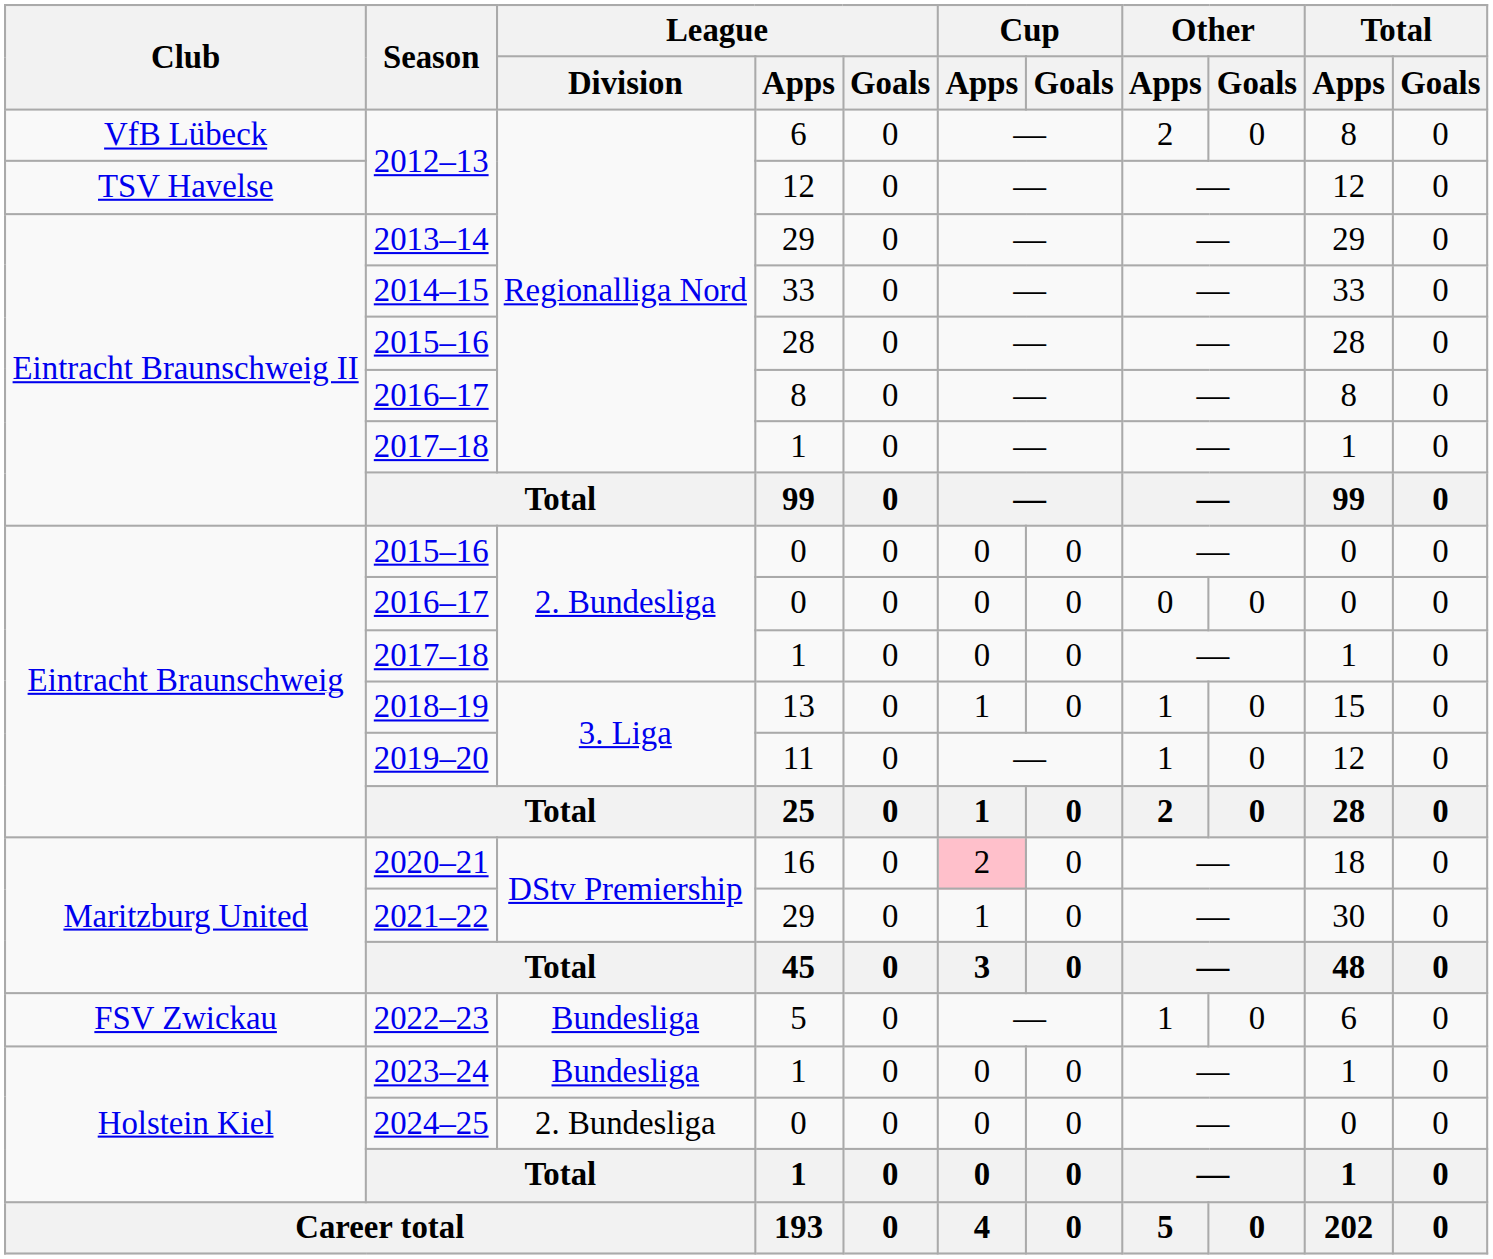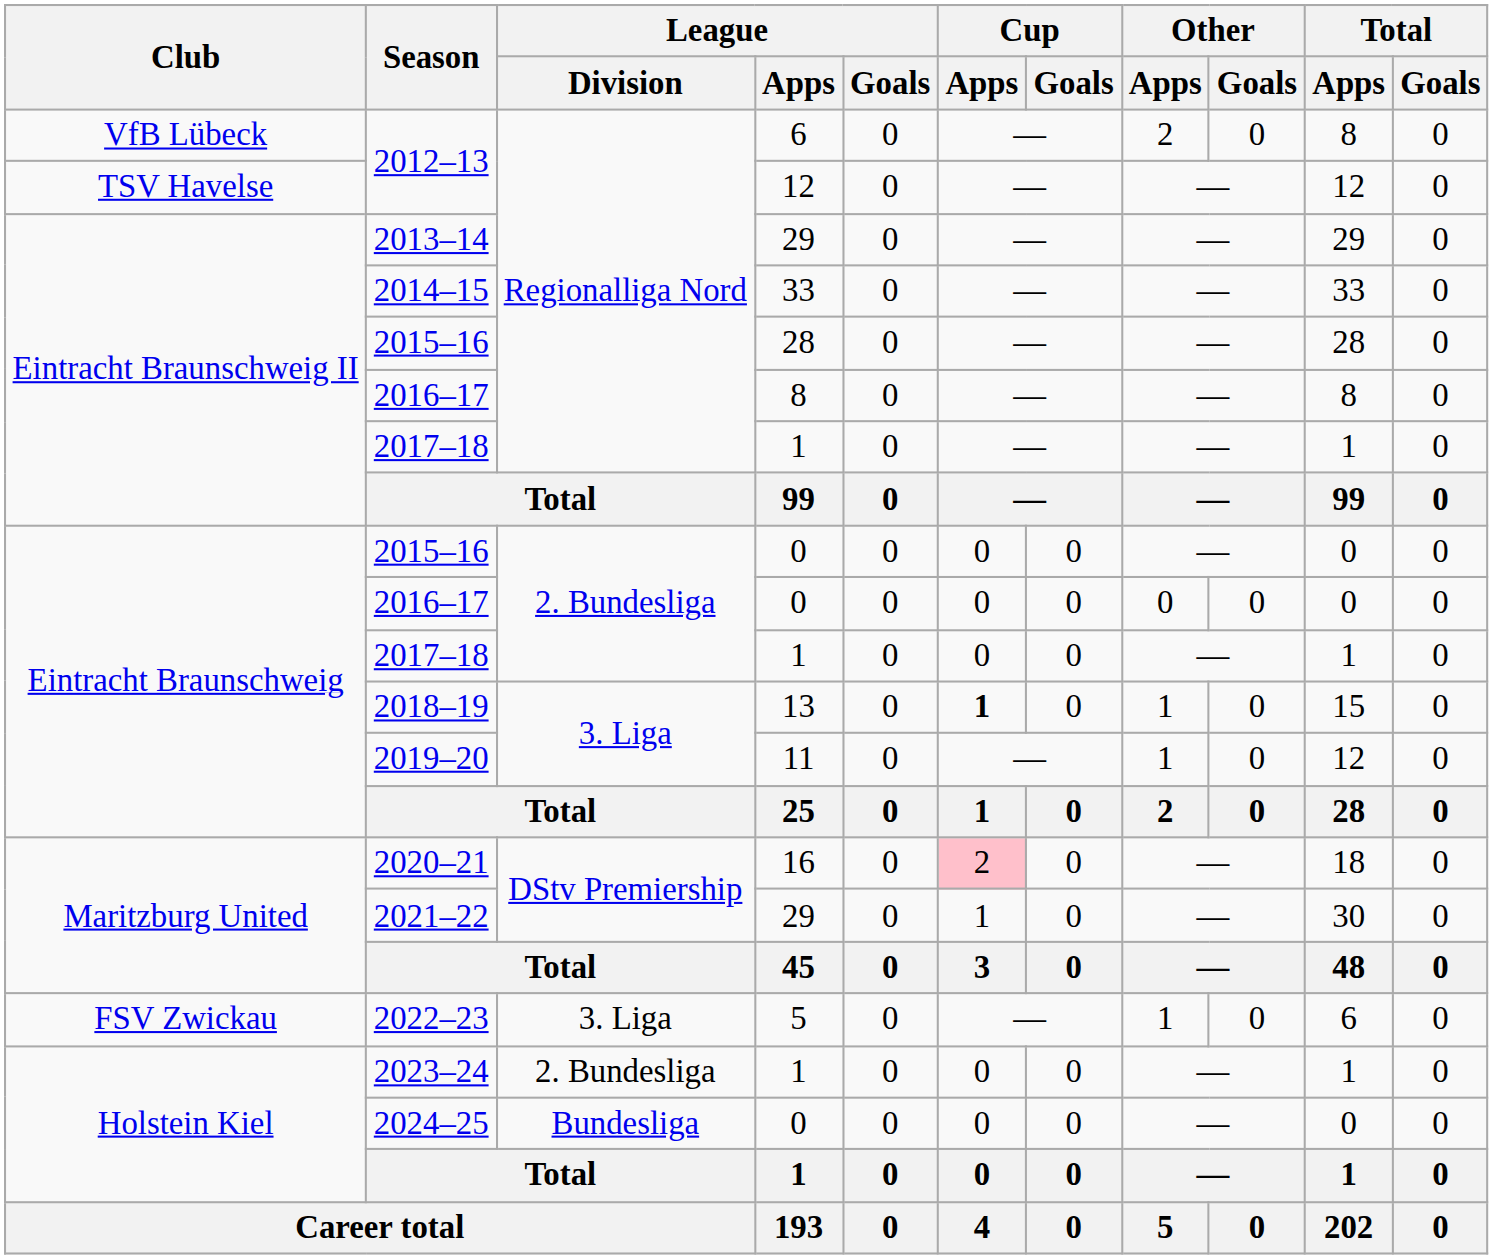(982, 706) normal -> (982, 706) bold
(625, 1018) Bundesliga -> (625, 1018) 3. Liga
(625, 1070) Bundesliga -> (625, 1070) 2. Bundesliga
(625, 1122) 2. Bundesliga -> (625, 1122) Bundesliga
